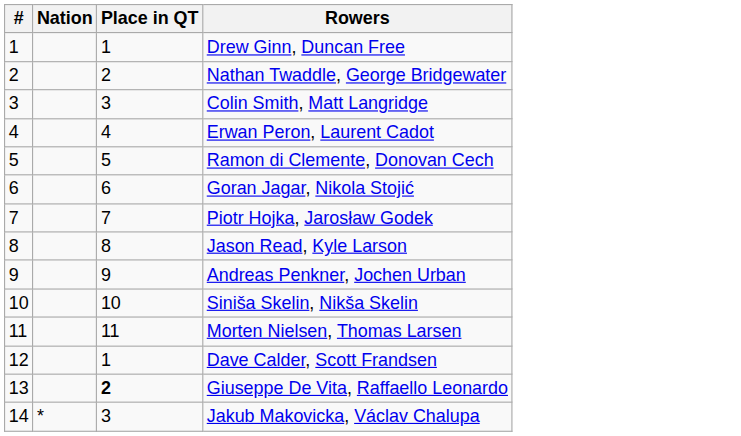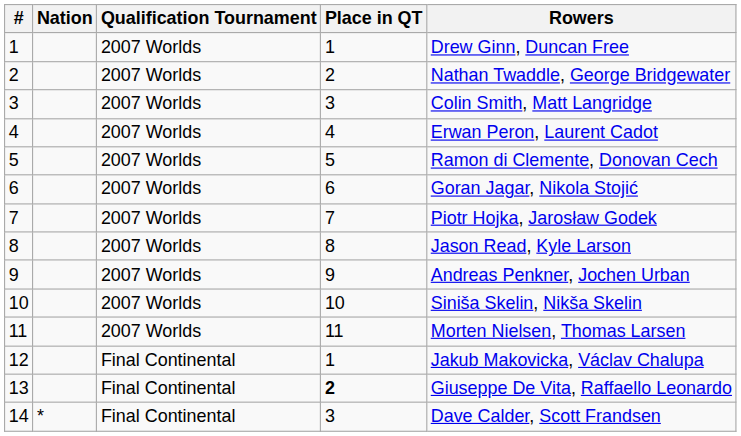+ column: (209, 18)
(322, 359) Dave Calder, Scott Frandsen -> (567, 359) Jakub Makovicka, Václav Chalupa
(343, 416) Jakub Makovicka, Václav Chalupa -> (546, 416) Dave Calder, Scott Frandsen
